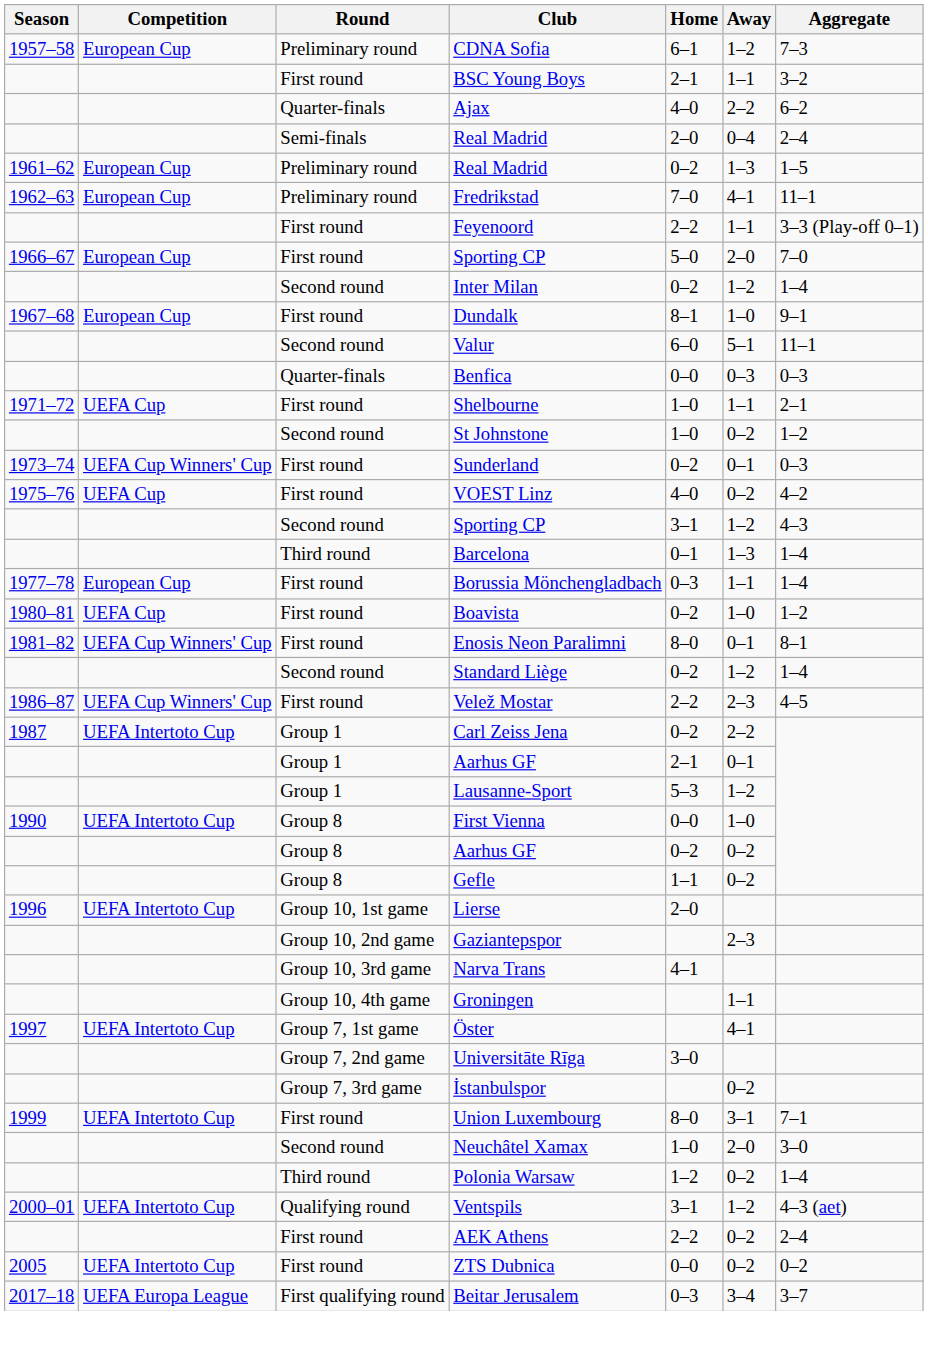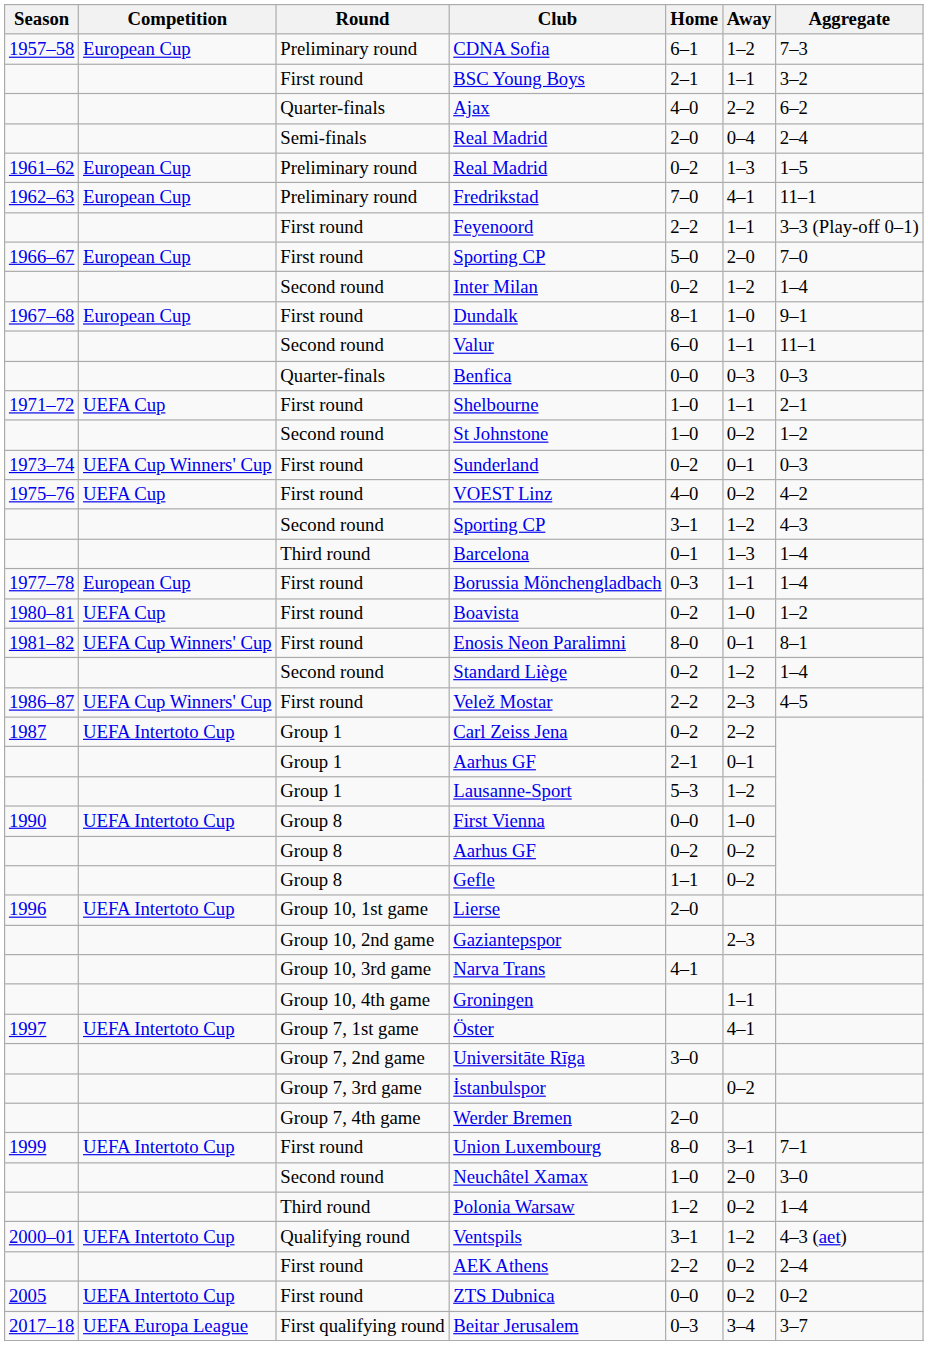(741, 345) 5–1 -> (741, 345) 1–1
+ row: (350, 1117)
